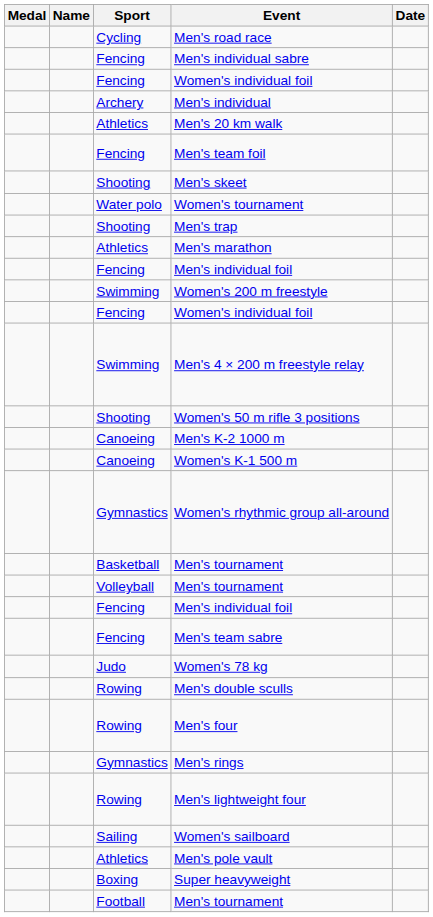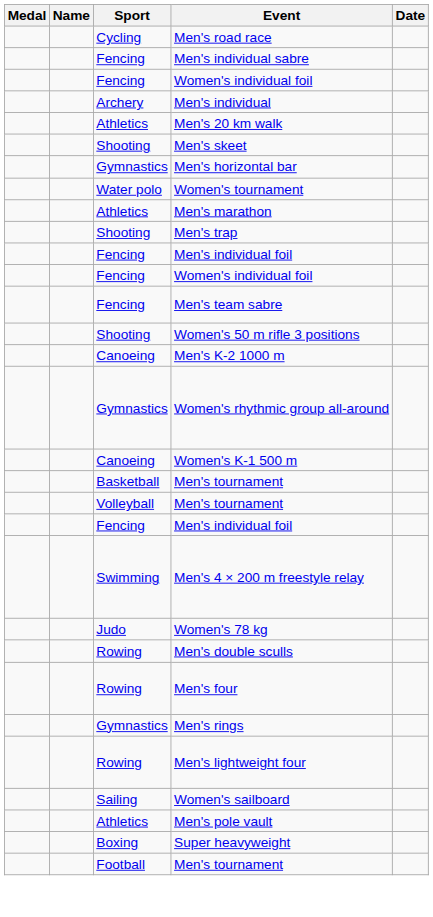- row: (121, 153)
+ row: (132, 167)
rows swapped: (122, 247) <-> (123, 226)
- row: (128, 291)
rows swapped: (121, 637) <-> (128, 365)
rows swapped: (126, 460) <-> (132, 512)
